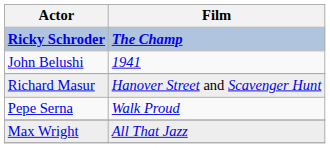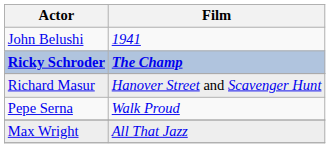rows swapped: (56, 39) <-> (46, 62)
